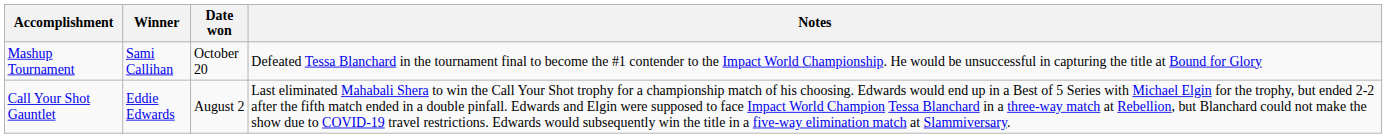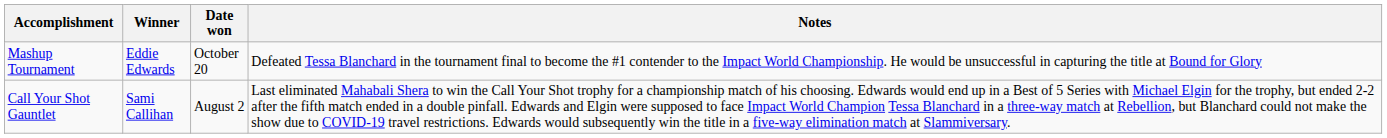(150, 61) Sami Callihan -> (150, 61) Eddie Edwards
(150, 106) Eddie Edwards -> (150, 106) Sami Callihan
